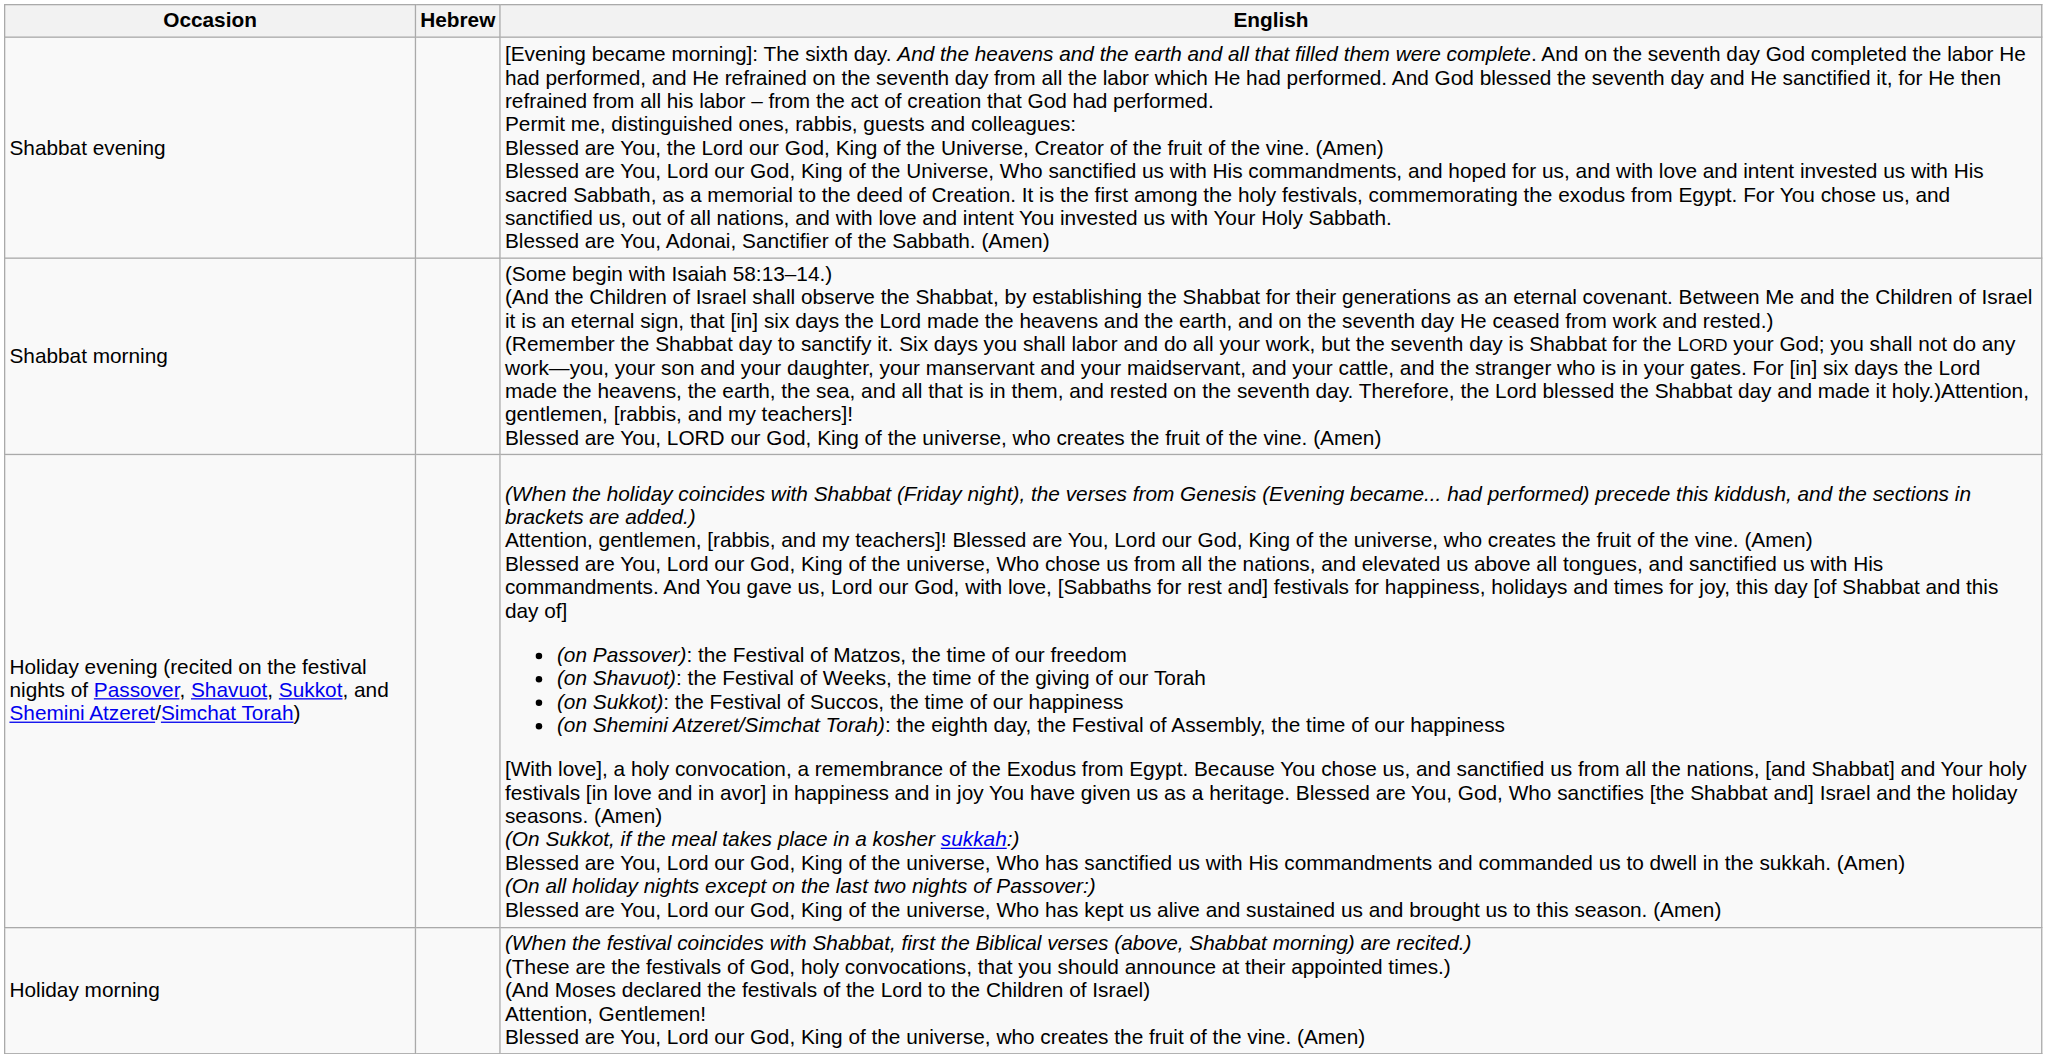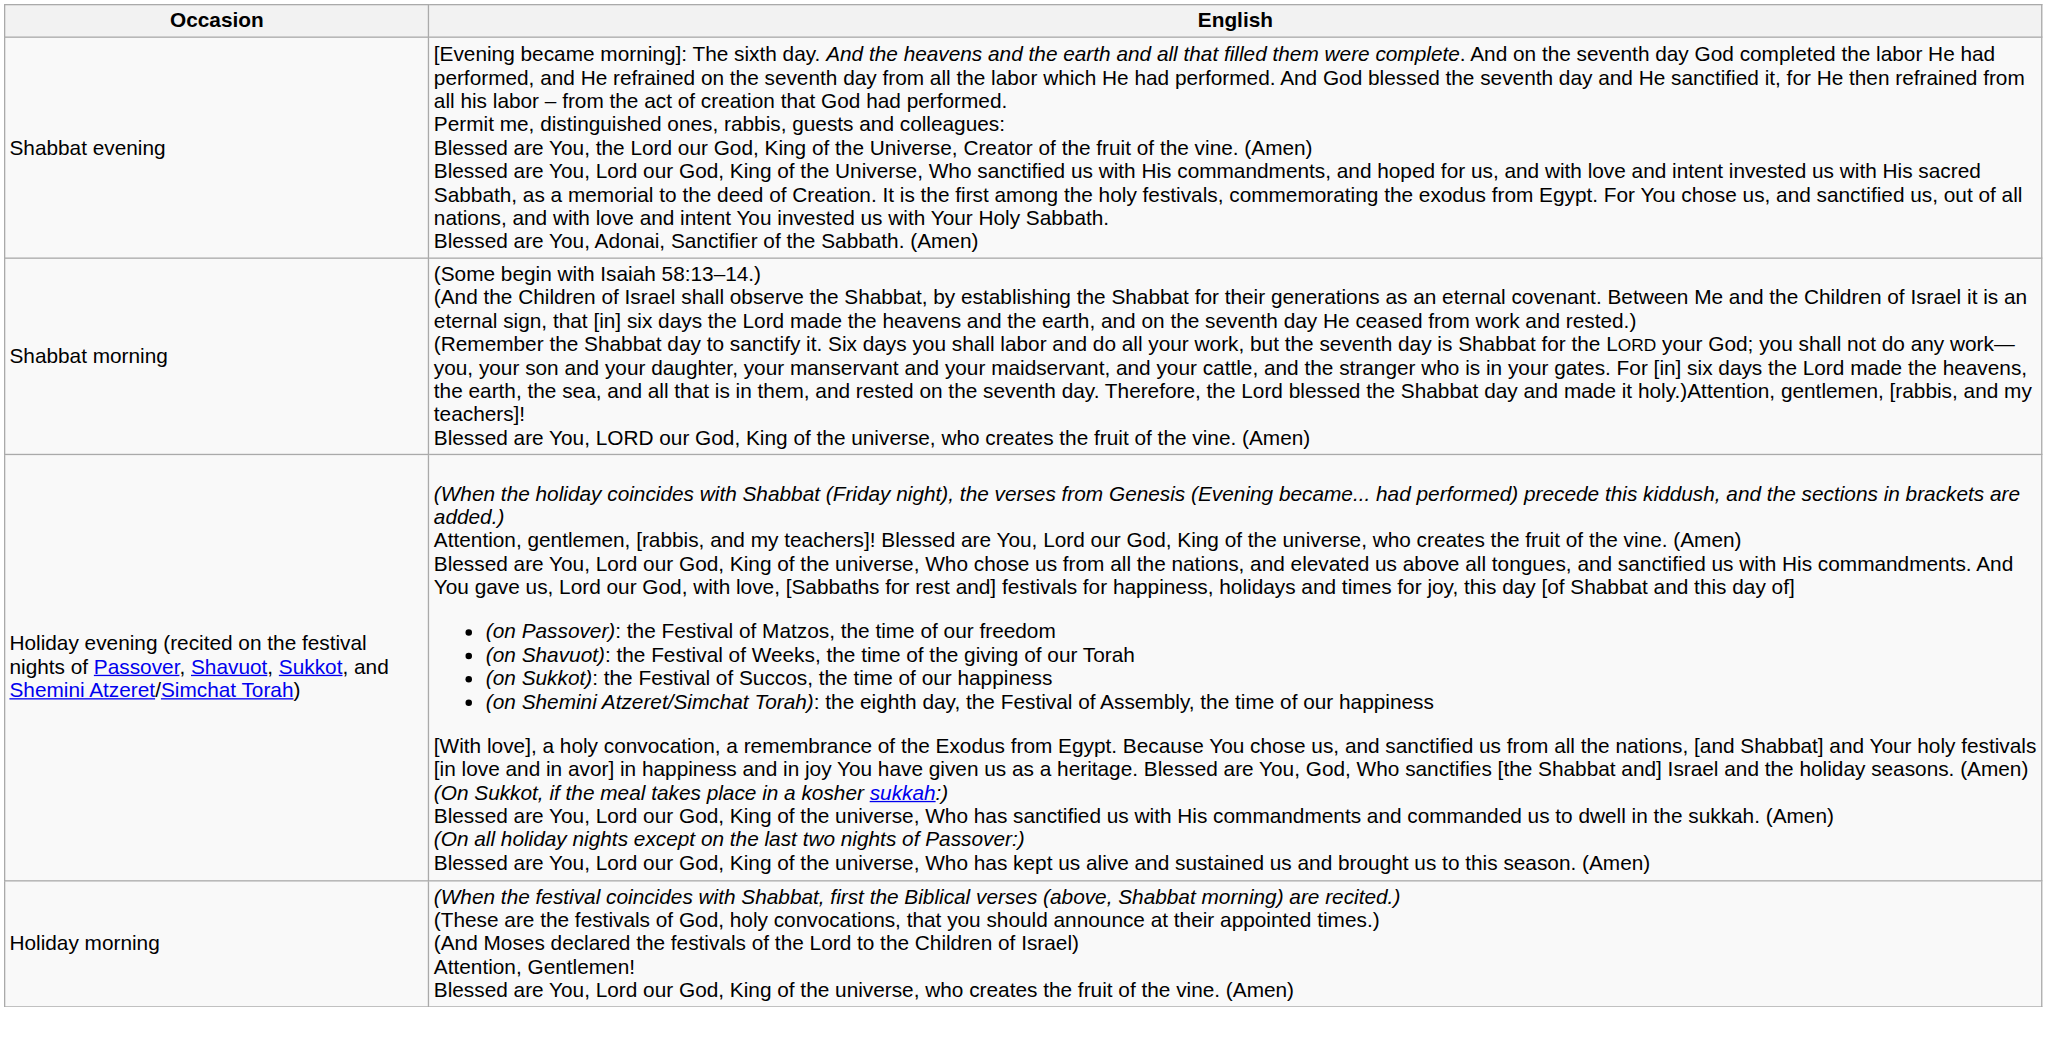- column: (458, 20)
